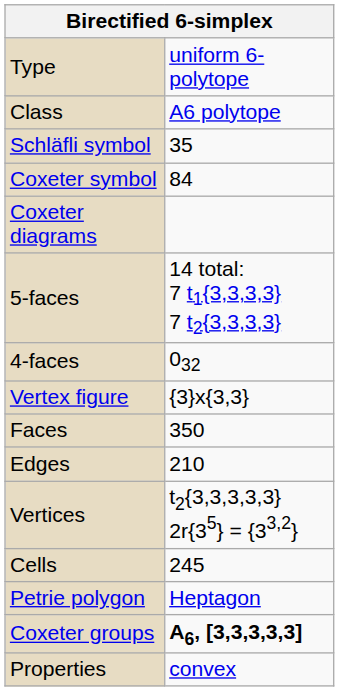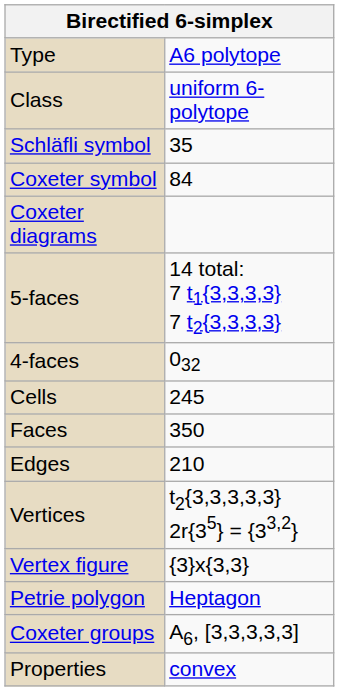(217, 66) uniform 6-polytope -> (225, 54) A6 polytope
(225, 112) A6 polytope -> (217, 100) uniform 6-polytope
rows swapped: (33, 564) <-> (69, 396)
(236, 634) bold -> (234, 634) normal
